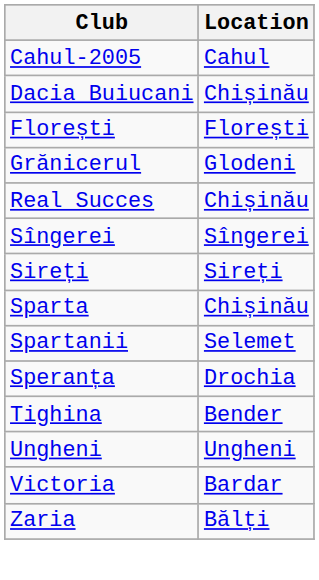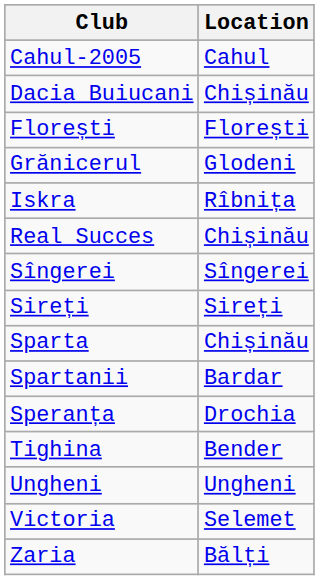+ row: (43, 201)
(250, 343) Selemet -> (243, 379) Bardar
(243, 485) Bardar -> (250, 521) Selemet
